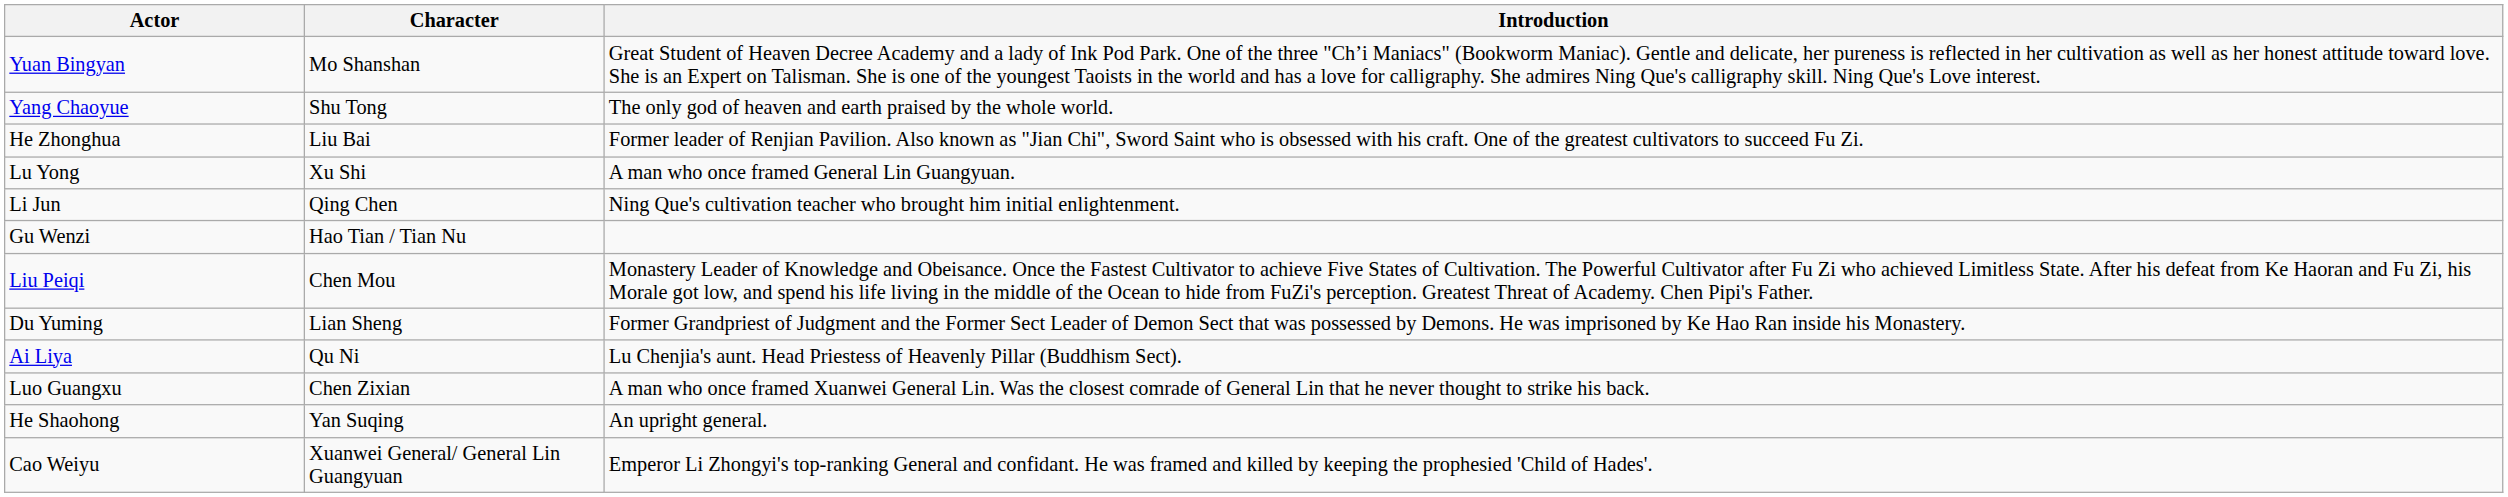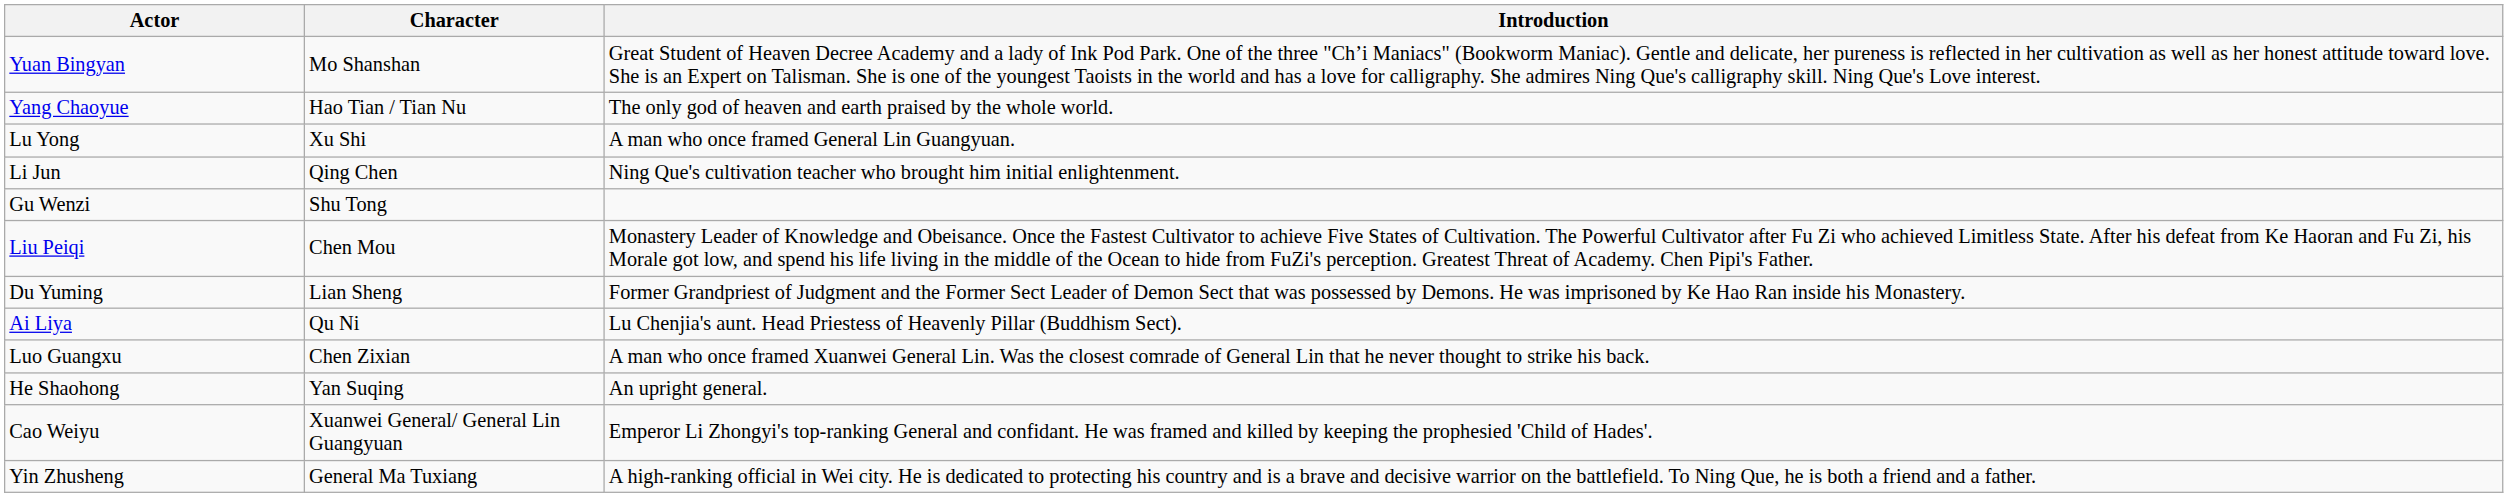(348, 107) Shu Tong -> (388, 107) Hao Tian / Tian Nu
- row: (65, 140)
(388, 236) Hao Tian / Tian Nu -> (348, 204) Shu Tong
+ row: (67, 475)
